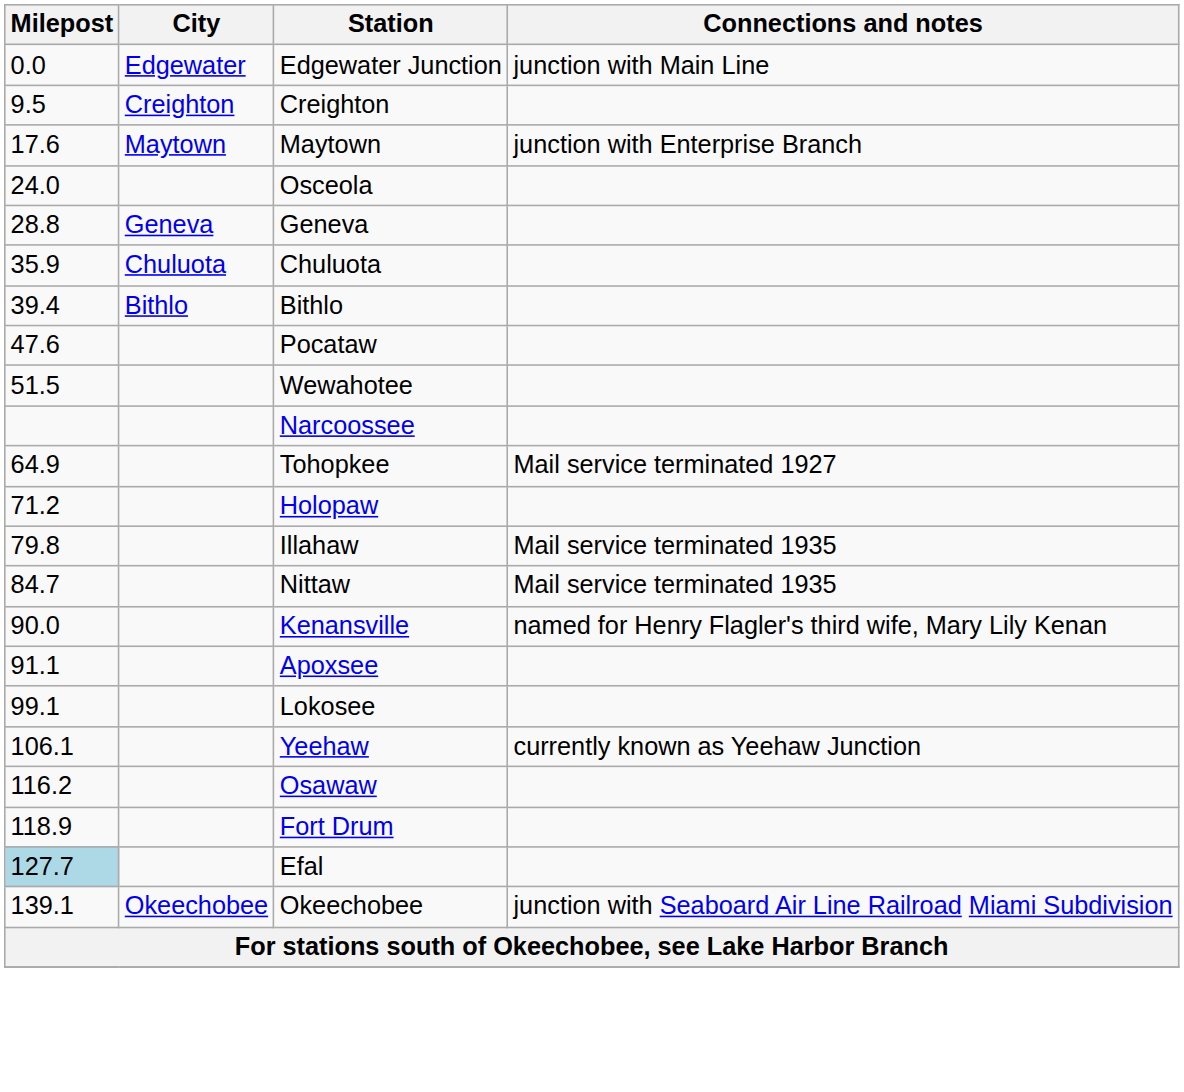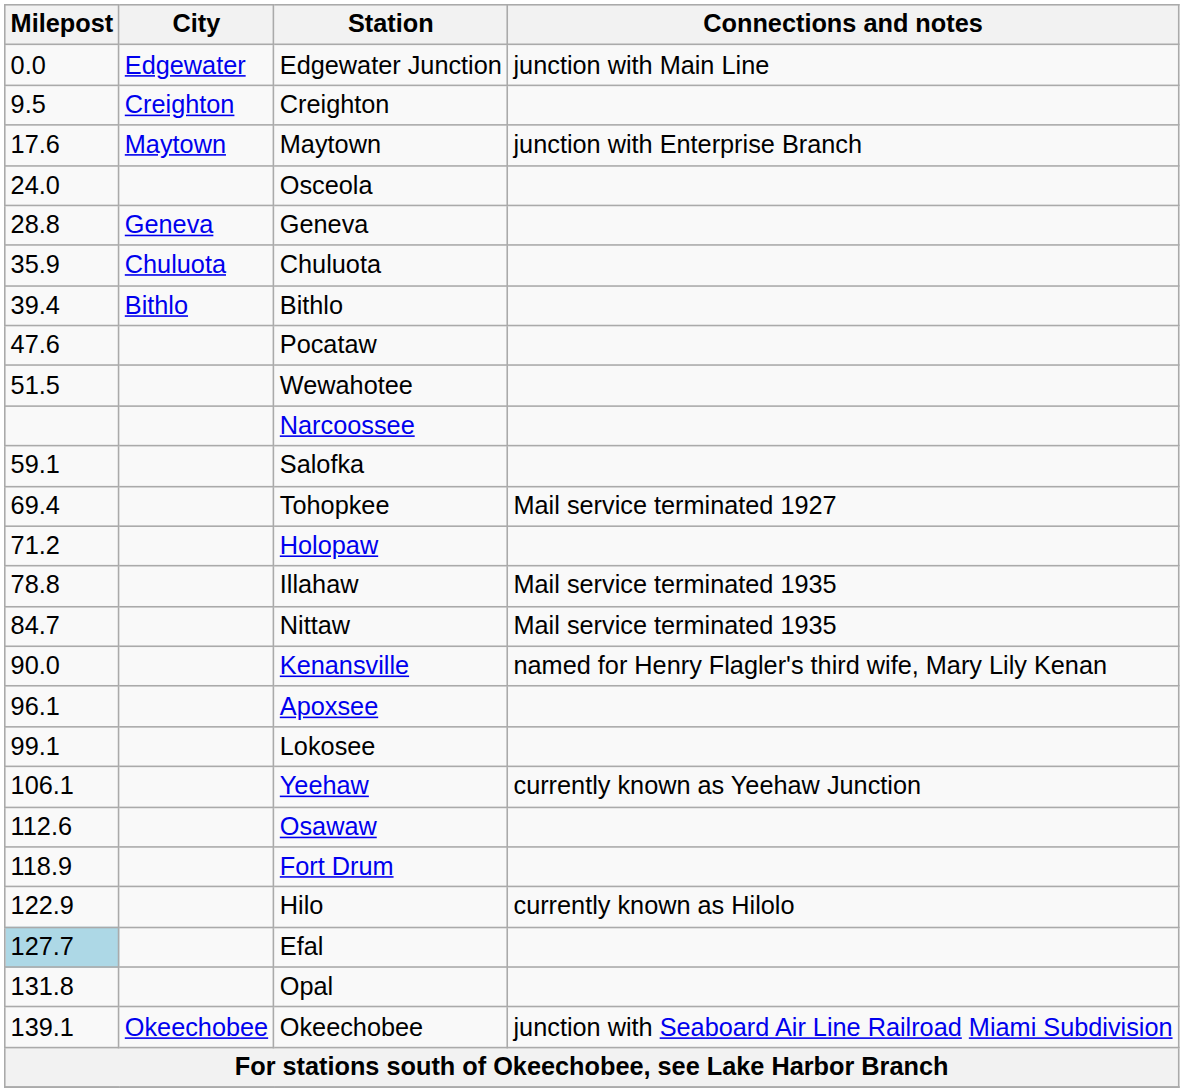+ row: (322, 465)
(35, 465) 64.9 -> (35, 505) 69.4
(35, 545) 79.8 -> (35, 585) 78.8
(35, 666) 91.1 -> (35, 706) 96.1
(41, 786) 116.2 -> (41, 826) 112.6
+ row: (302, 906)
+ row: (307, 986)
